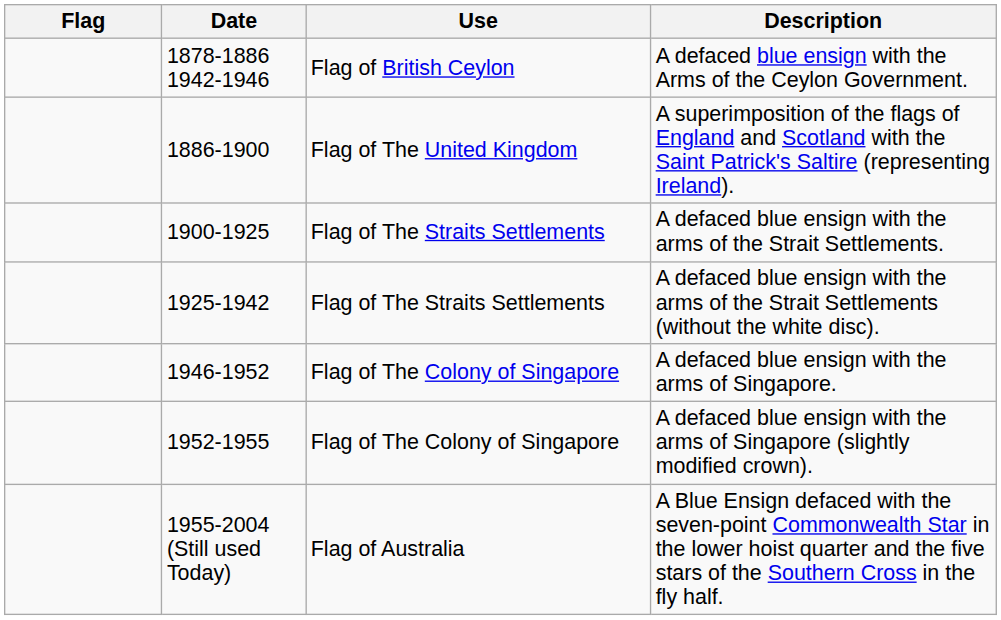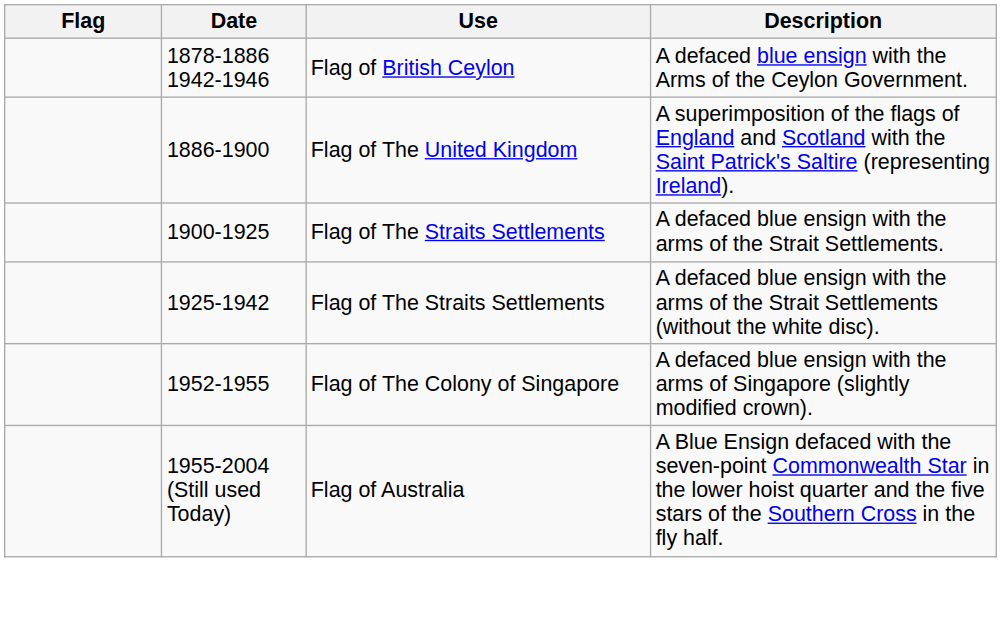- row: (801, 372)
